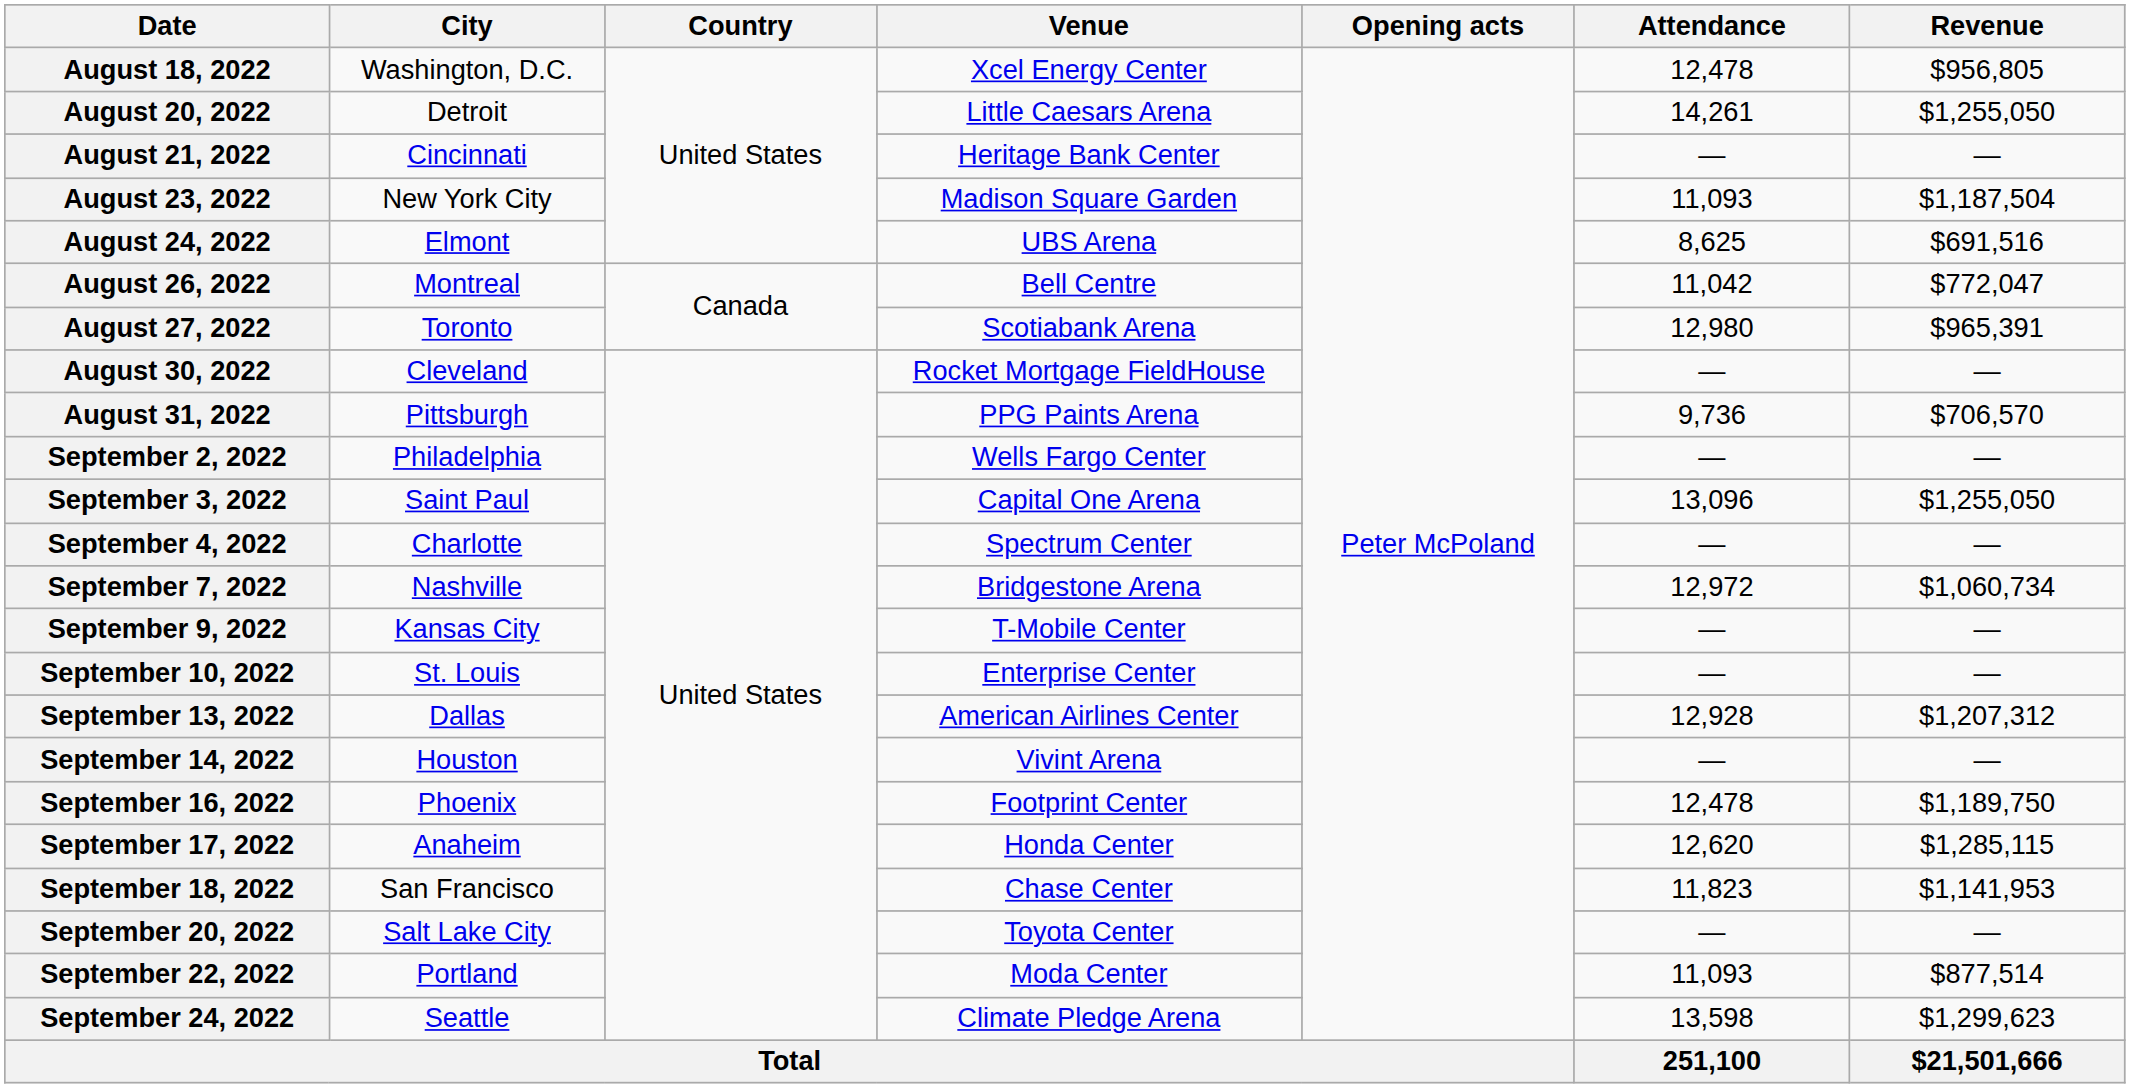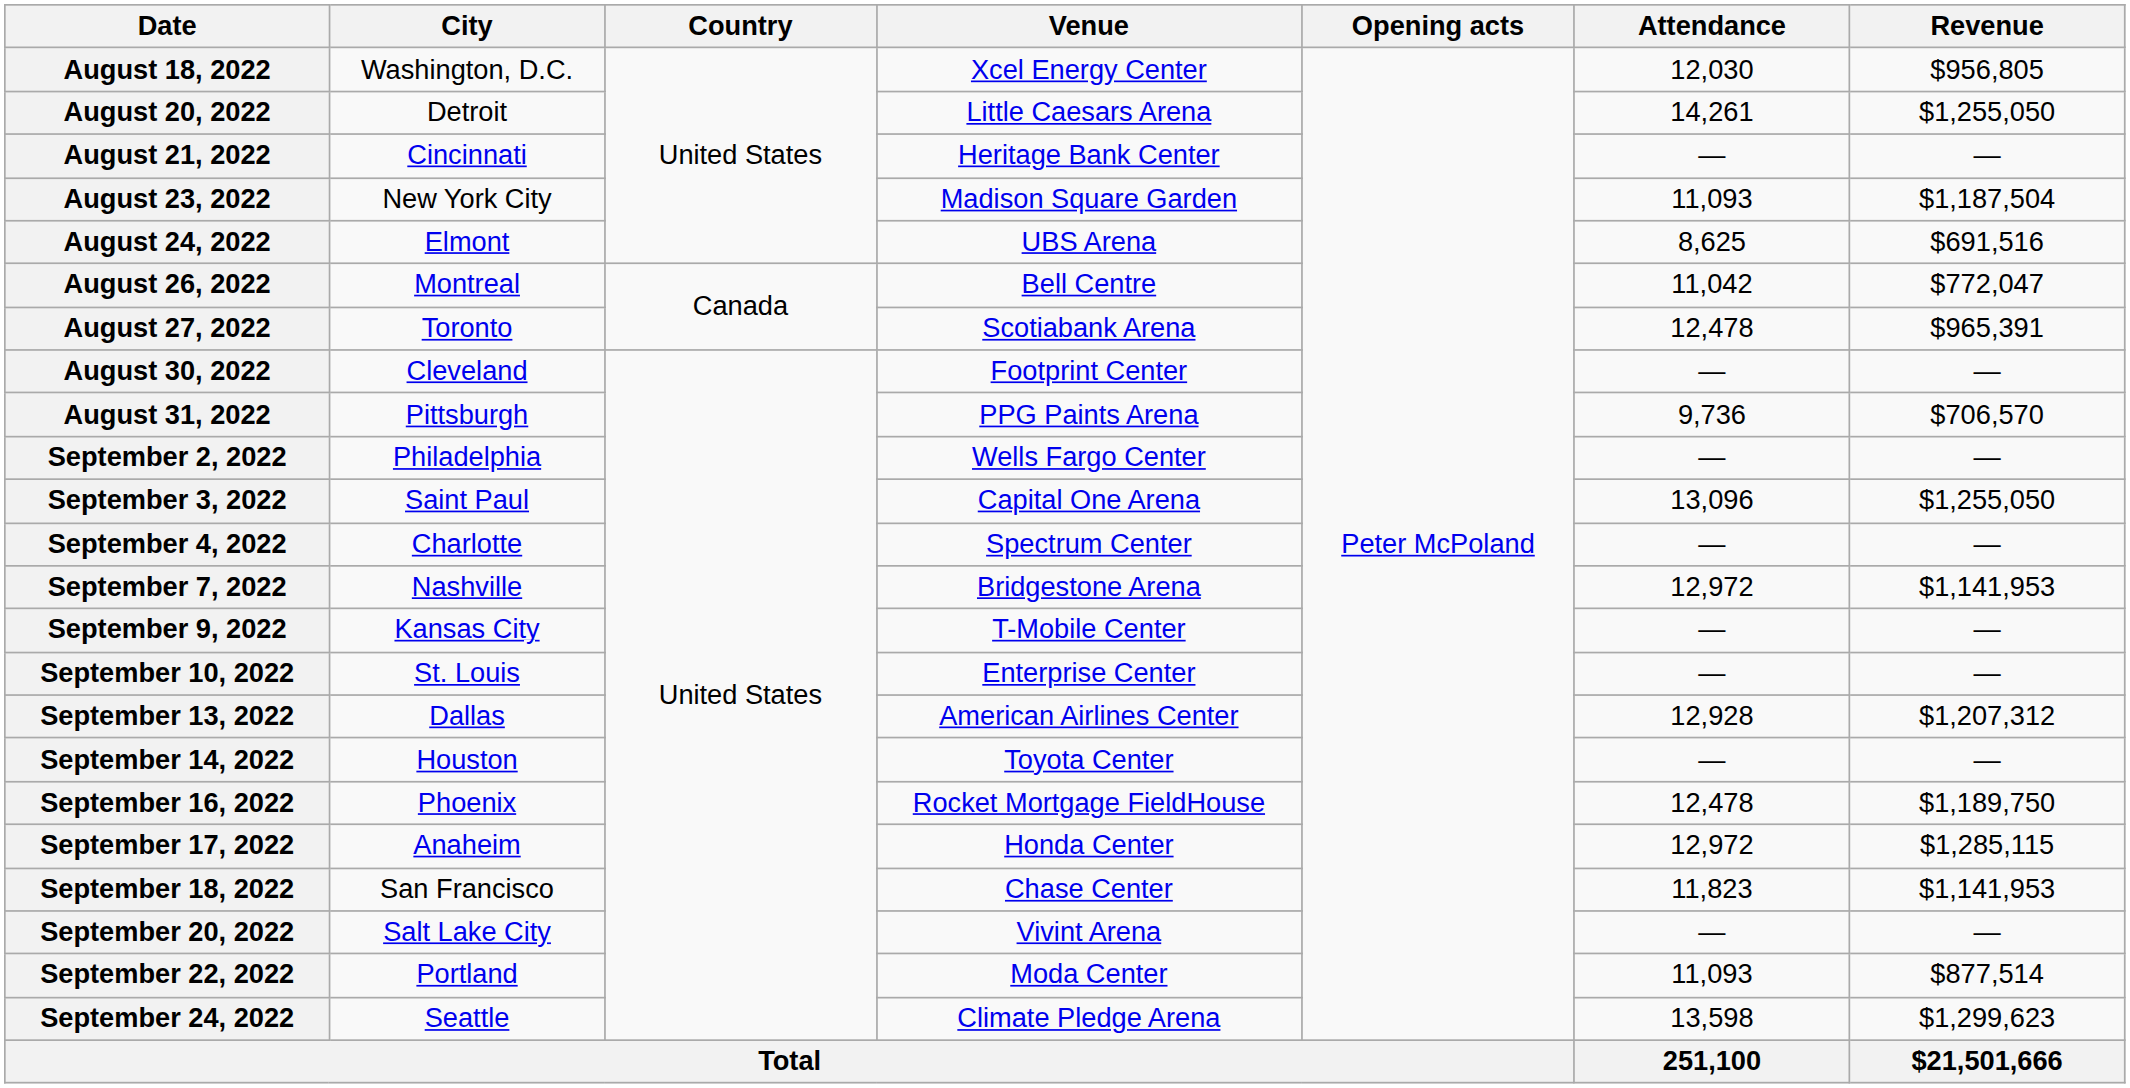(1712, 69) 12,478 -> (1712, 69) 12,030
(1712, 328) 12,980 -> (1712, 328) 12,478
(1089, 371) Rocket Mortgage FieldHouse -> (1089, 371) Footprint Center
(1987, 586) $1,060,734 -> (1987, 586) $1,141,953
(1089, 759) Vivint Arena -> (1089, 759) Toyota Center
(1089, 802) Footprint Center -> (1089, 802) Rocket Mortgage FieldHouse
(1712, 845) 12,620 -> (1712, 845) 12,972
(1089, 931) Toyota Center -> (1089, 931) Vivint Arena
